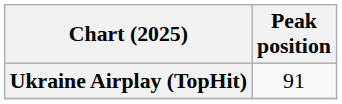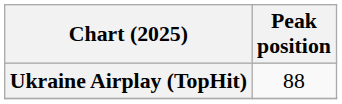(294, 80) 91 -> (294, 80) 88
